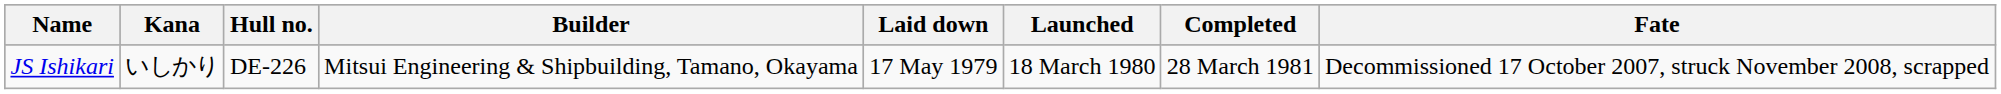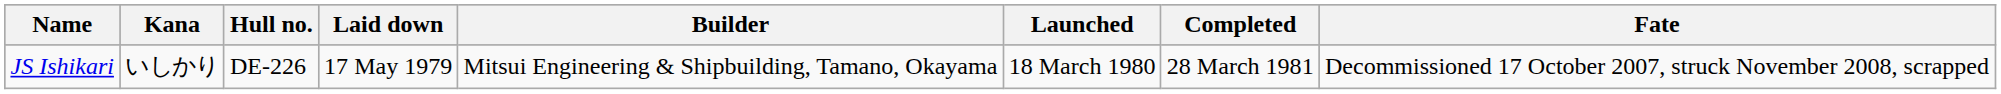columns swapped: (591, 24) <-> (933, 24)
